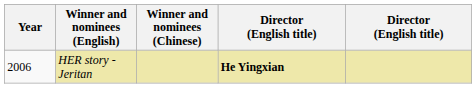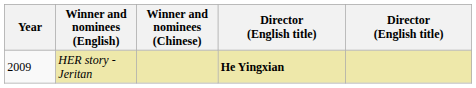(19, 66) 2006 -> (19, 66) 2009
